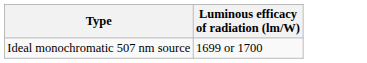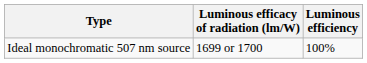+ column: (333, 21)
